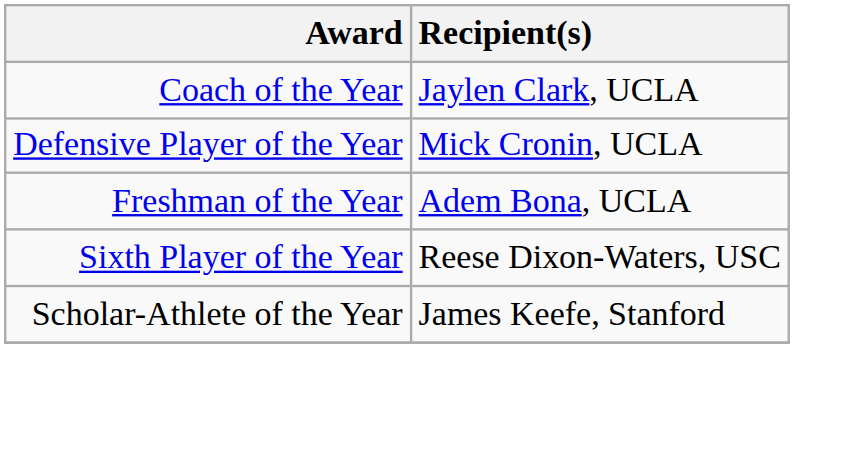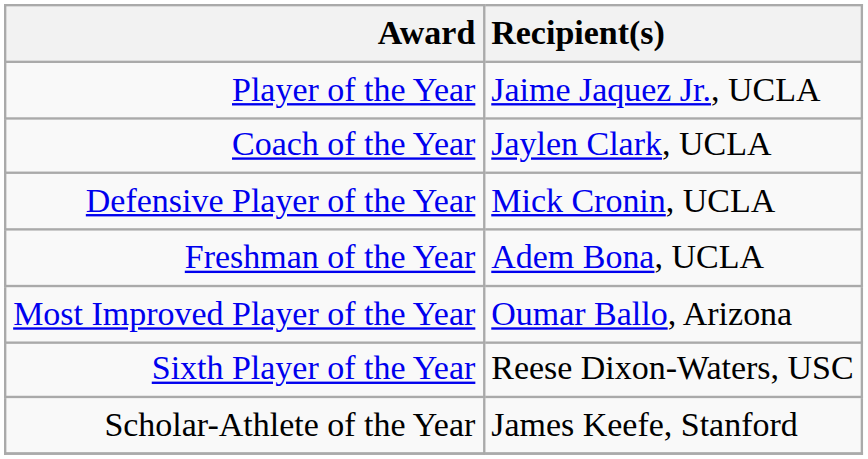+ row: (354, 88)
+ row: (244, 313)
